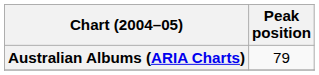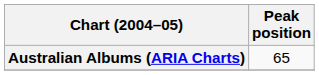(282, 57) 79 -> (282, 57) 65
